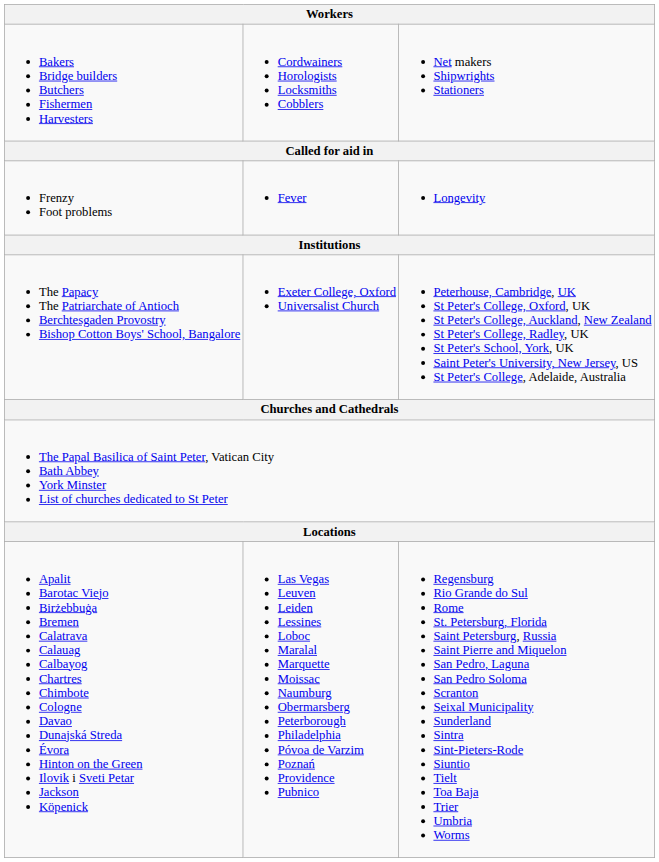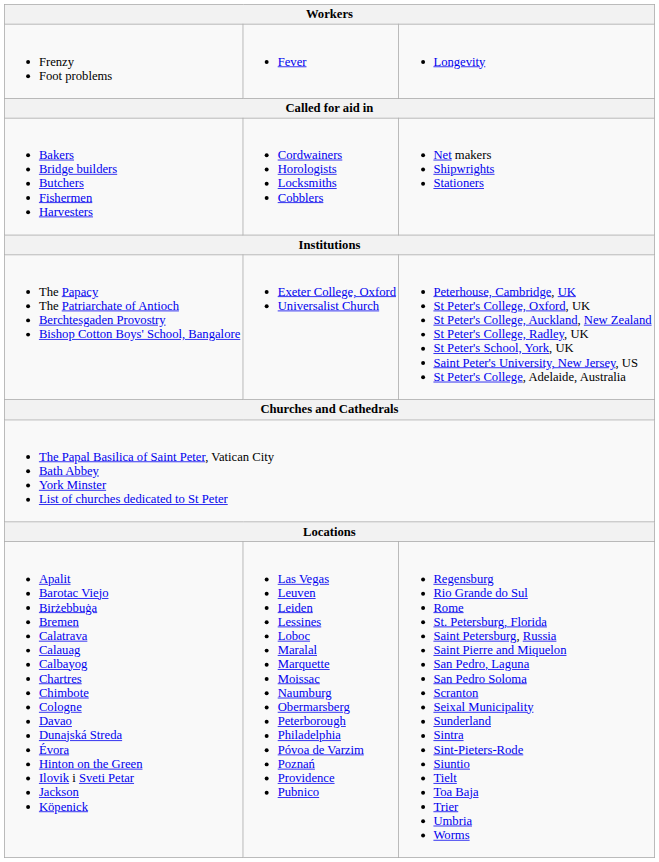rows swapped: (124, 90) <-> (124, 205)
